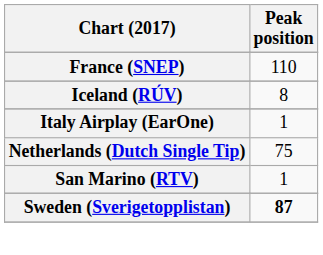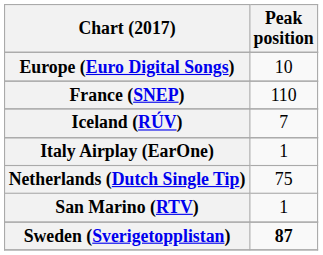+ row: (127, 66)
(284, 94) 8 -> (284, 123) 7
